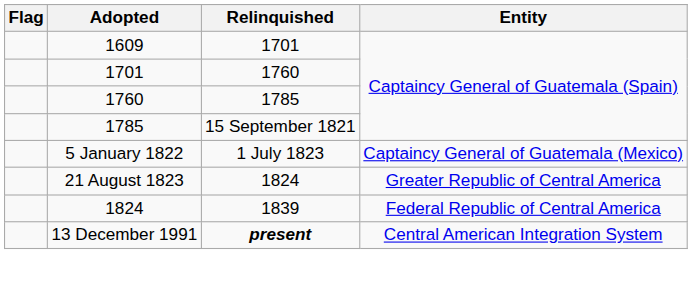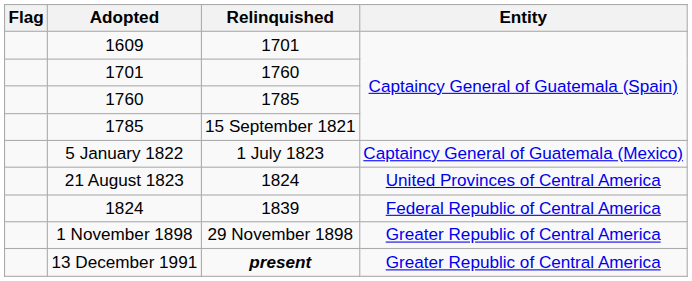(523, 180) Greater Republic of Central America -> (523, 180) United Provinces of Central America
+ row: (124, 235)
(523, 235) Central American Integration System -> (523, 262) Greater Republic of Central America
